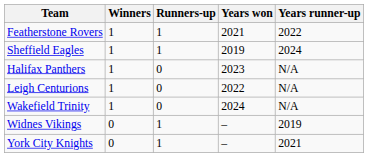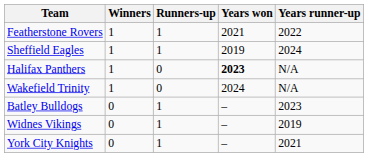(233, 69) normal -> (233, 69) bold
- row: (48, 87)
+ row: (45, 106)
